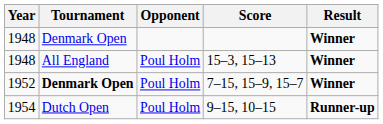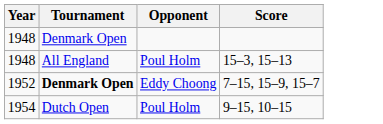- column: (342, 16)
(170, 84) Poul Holm -> (178, 84) Eddy Choong
